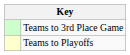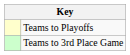rows swapped: (58, 43) <-> (73, 27)
